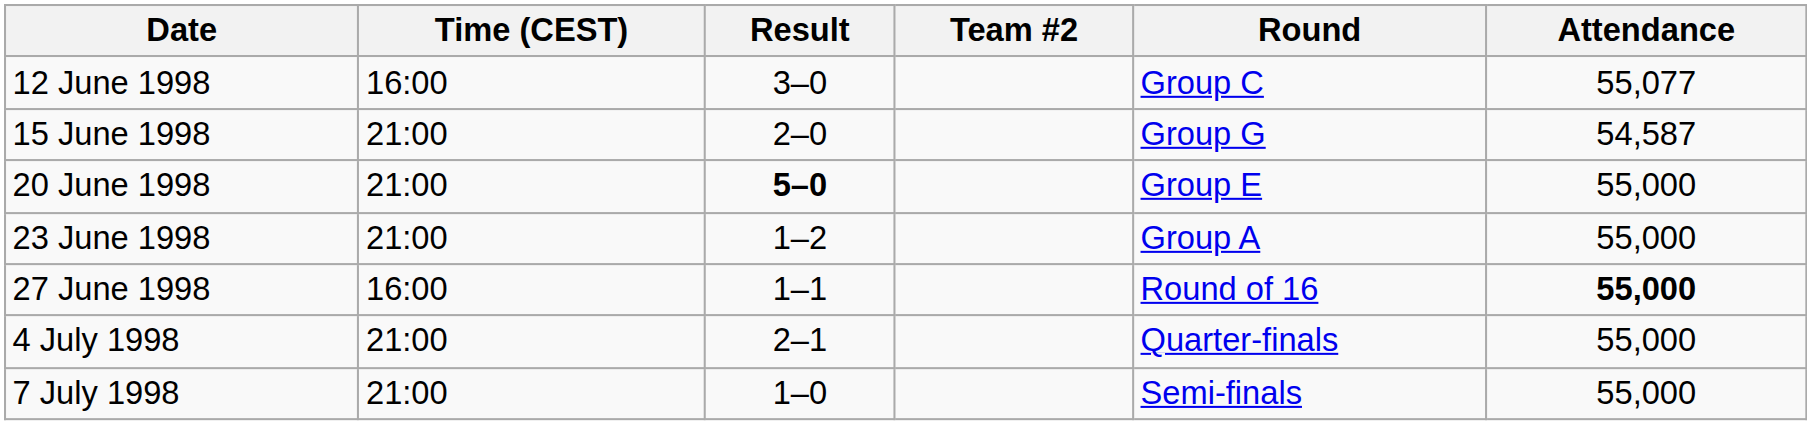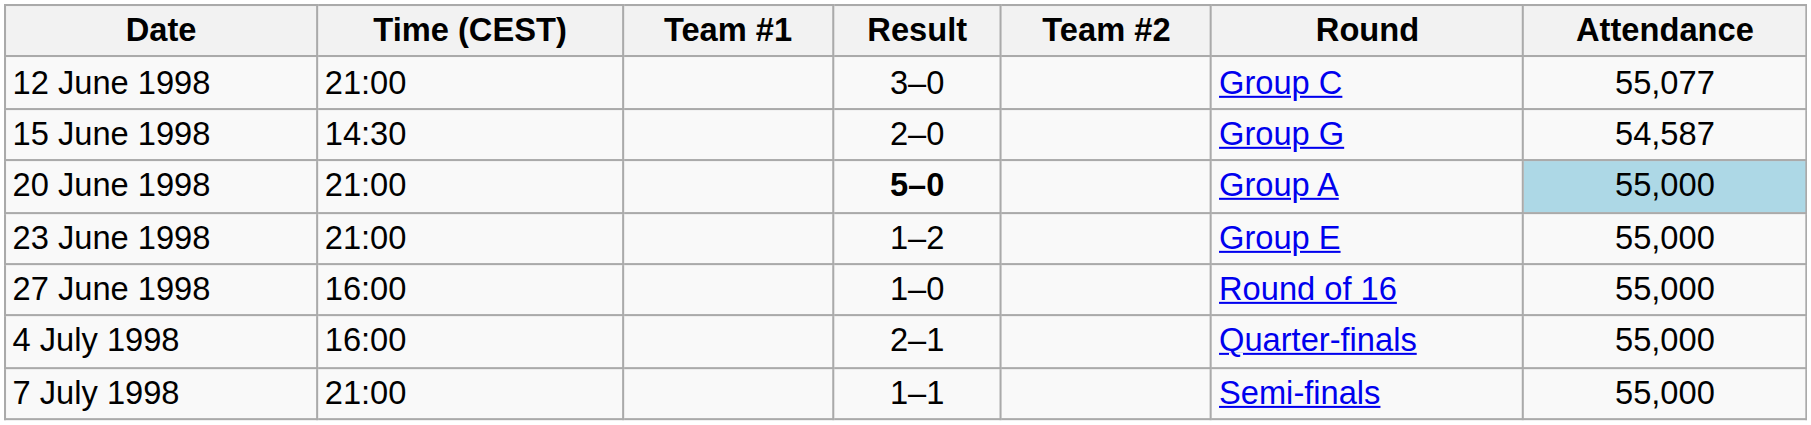+ column: (728, 30)
(407, 82) 16:00 -> (366, 82) 21:00
(407, 133) 21:00 -> (366, 133) 14:30
(1201, 185) Group E -> (1279, 185) Group A
(1646, 185) no background -> (1665, 185) lightblue background
(1200, 237) Group A -> (1280, 237) Group E
(800, 289) 1–1 -> (917, 289) 1–0
(1646, 289) bold -> (1665, 289) normal
(407, 340) 21:00 -> (366, 340) 16:00
(800, 392) 1–0 -> (917, 392) 1–1
